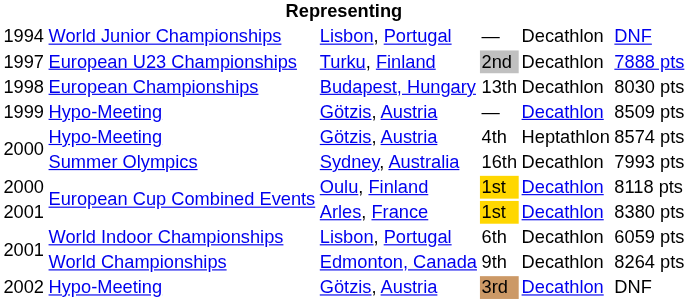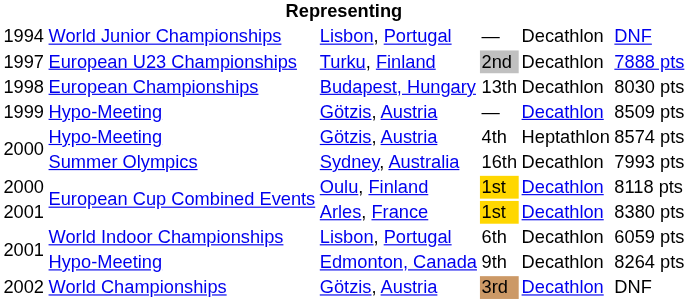(138, 262) World Championships -> (105, 262) Hypo-Meeting
(105, 287) Hypo-Meeting -> (138, 287) World Championships
